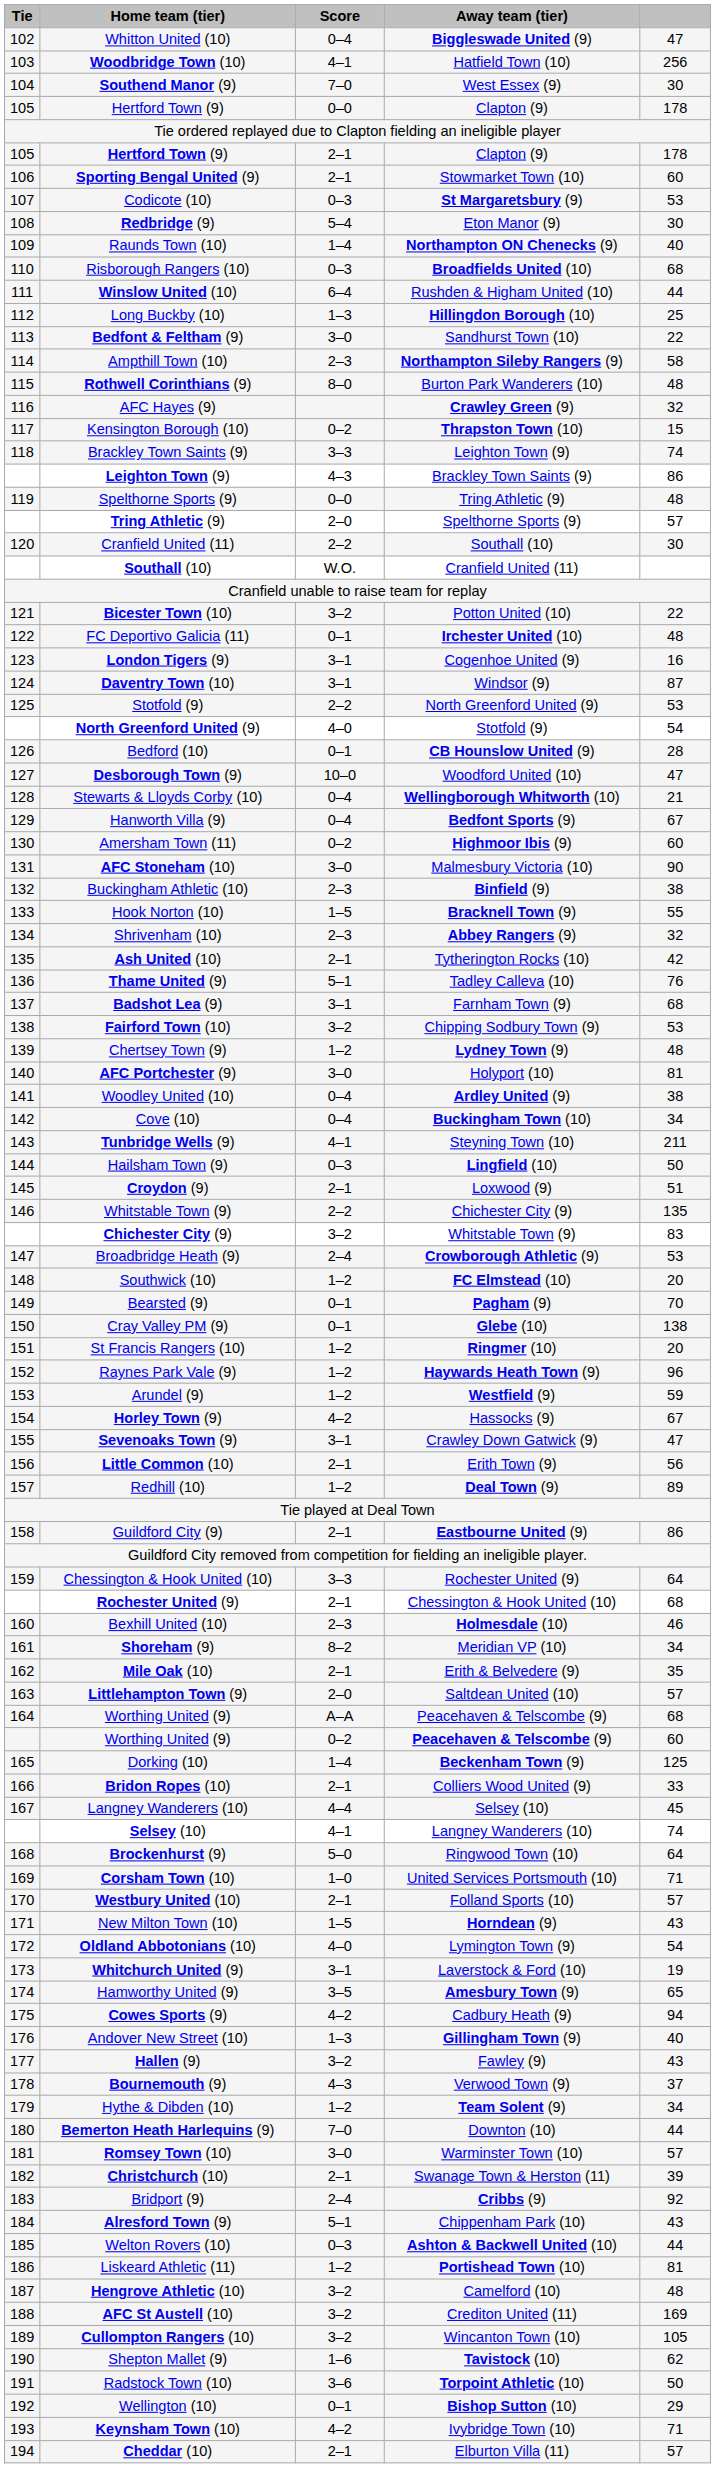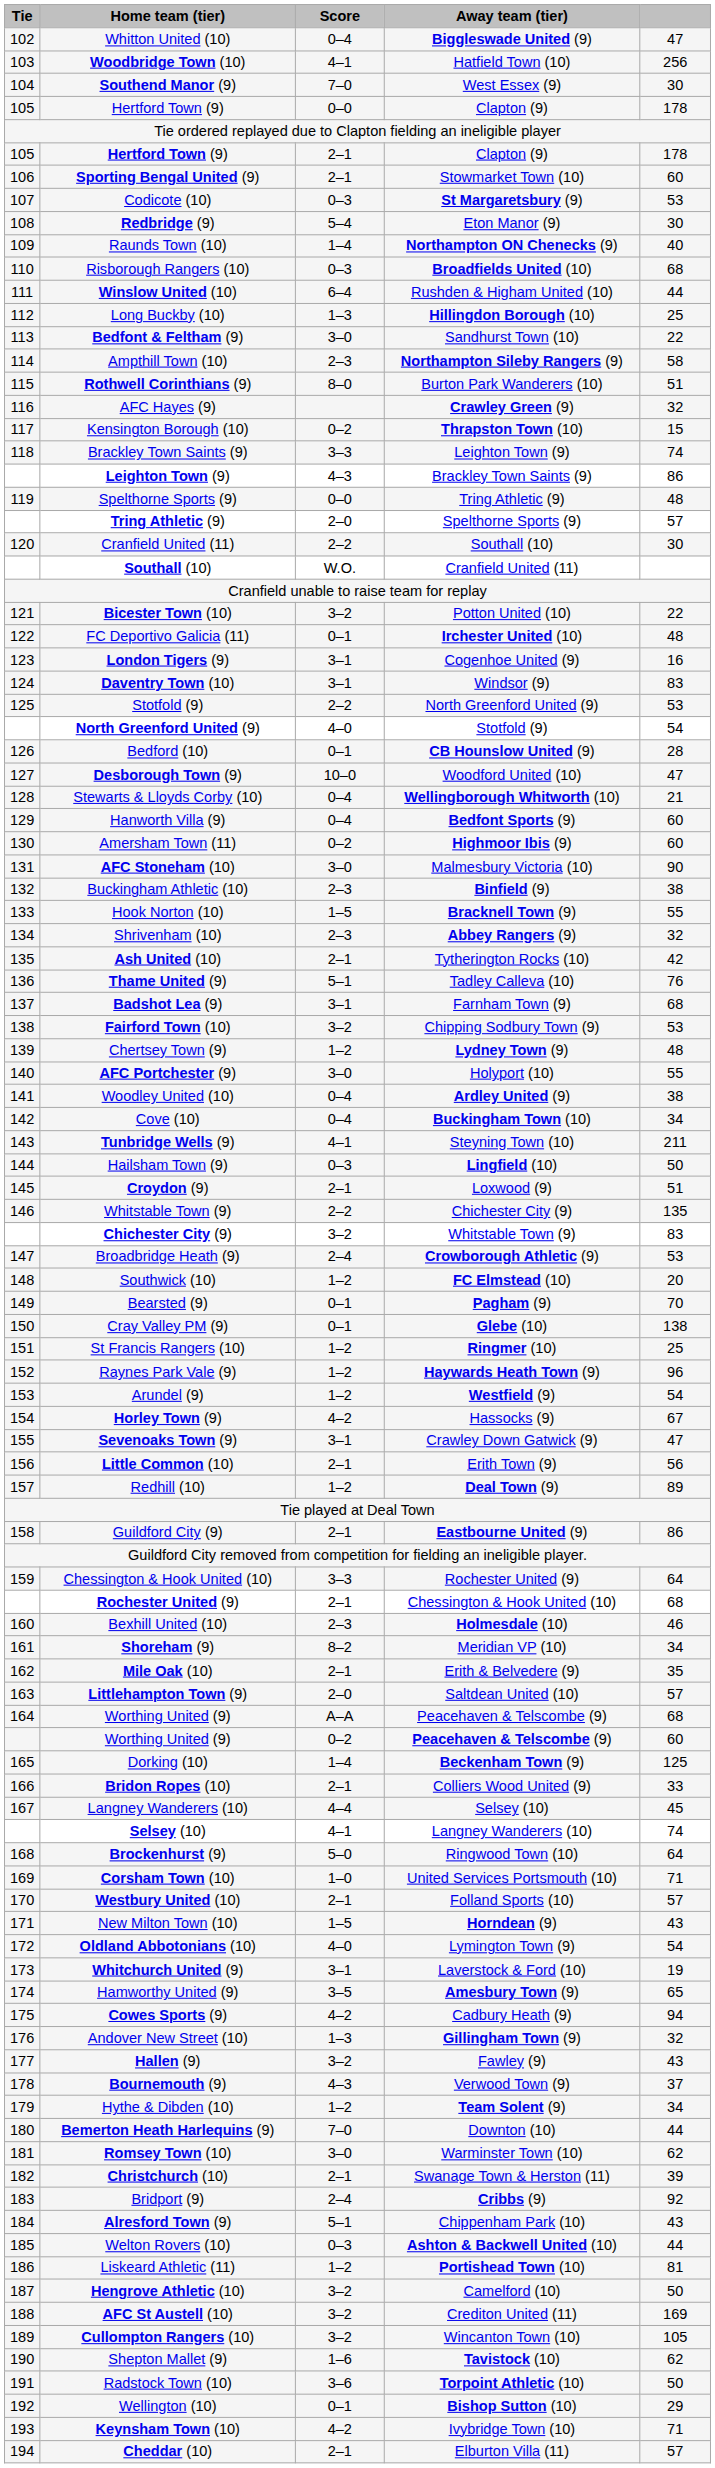(675, 384) 48 -> (675, 384) 51
(675, 683) 87 -> (675, 683) 83
(675, 821) 67 -> (675, 821) 60
(675, 1073) 81 -> (675, 1073) 55
(675, 1349) 20 -> (675, 1349) 25
(675, 1395) 59 -> (675, 1395) 54
(675, 2038) 40 -> (675, 2038) 32
(675, 2153) 57 -> (675, 2153) 62
(675, 2291) 48 -> (675, 2291) 50
